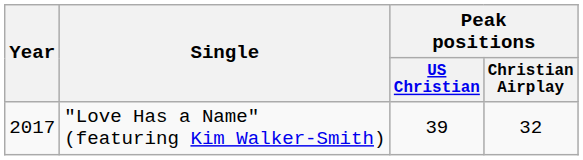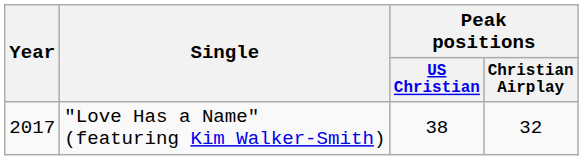(437, 128) 39 -> (437, 128) 38
